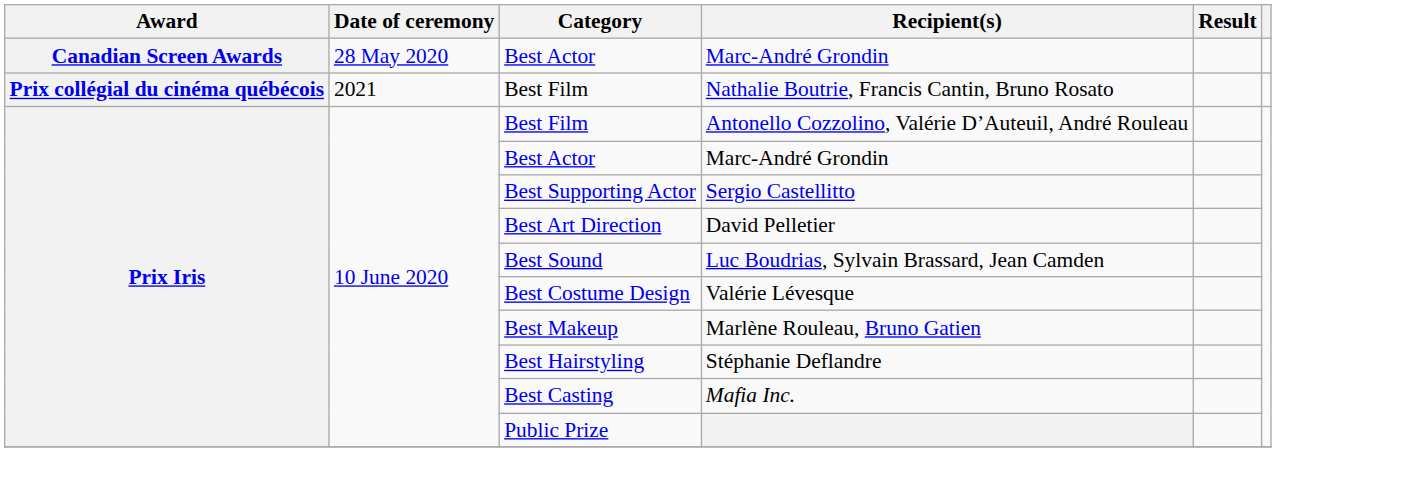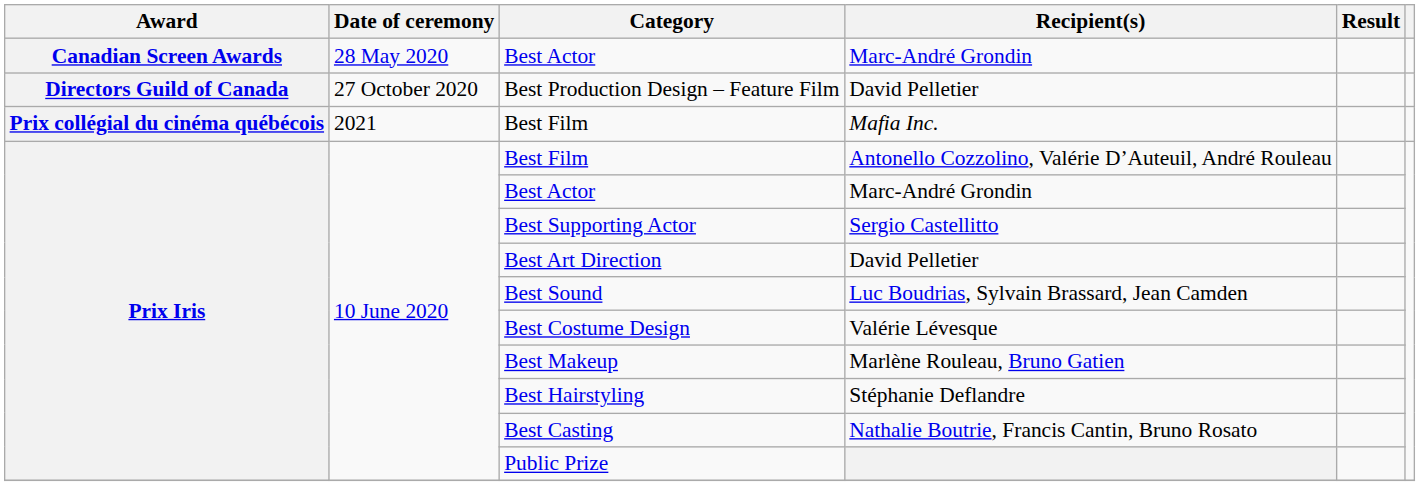+ row: (167, 89)
(910, 89) Nathalie Boutrie, Francis Cantin, Bruno Rosato -> (894, 123) Mafia Inc.
(750, 395) Mafia Inc. -> (1053, 429) Nathalie Boutrie, Francis Cantin, Bruno Rosato
